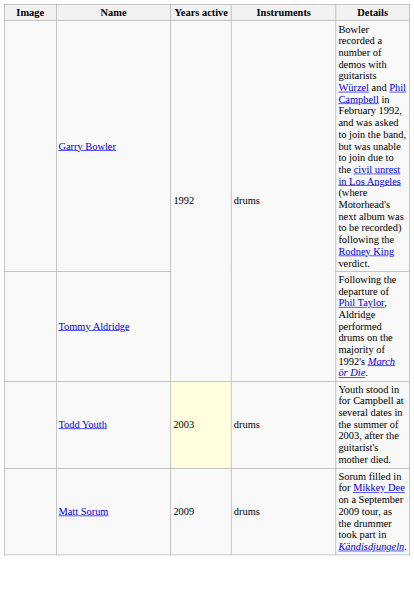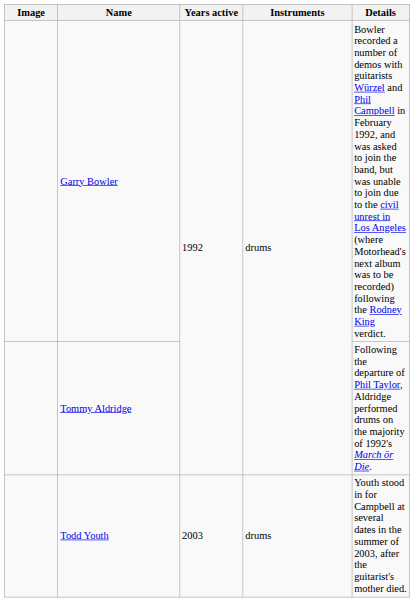(184, 424) lightyellow background -> (192, 536) no background
- row: (83, 511)
